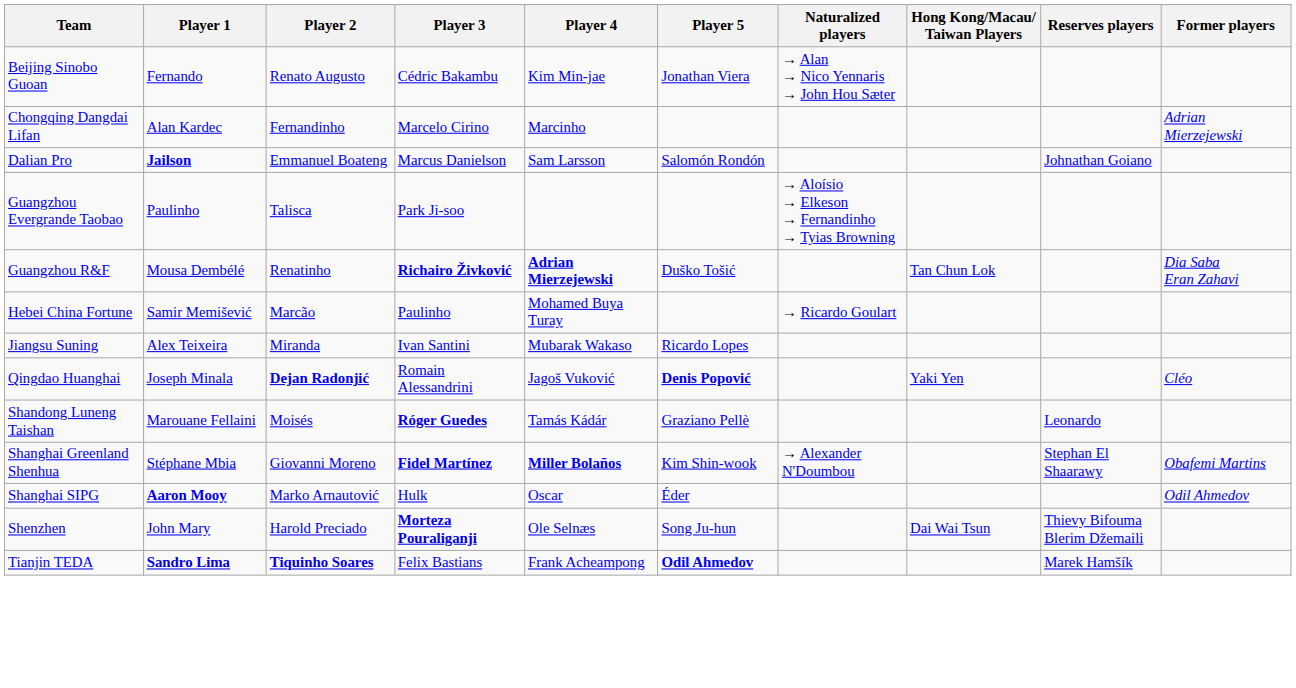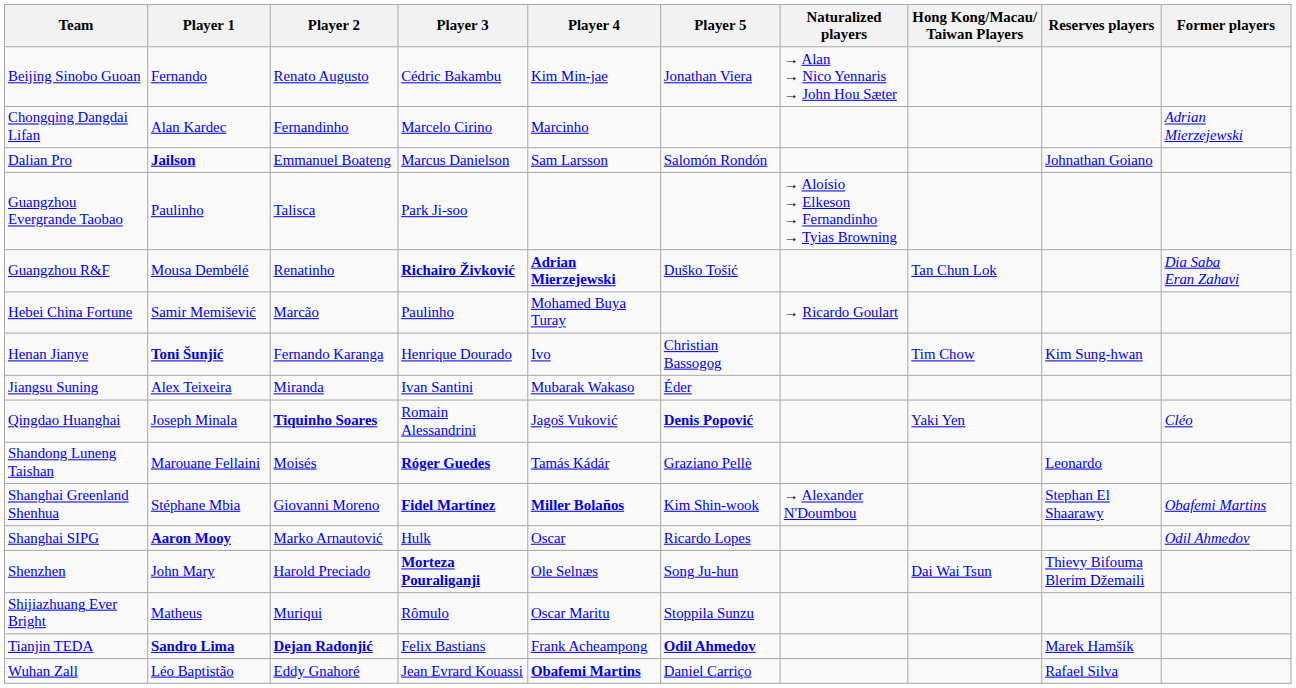+ row: (48, 354)
(705, 345) Ricardo Lopes -> (678, 387) Éder
(319, 379) Dejan Radonjić -> (325, 421) Tiquinho Soares
(675, 496) Éder -> (707, 538) Ricardo Lopes
+ row: (63, 613)
(322, 562) Tiquinho Soares -> (323, 646) Dejan Radonjić
+ row: (43, 671)
